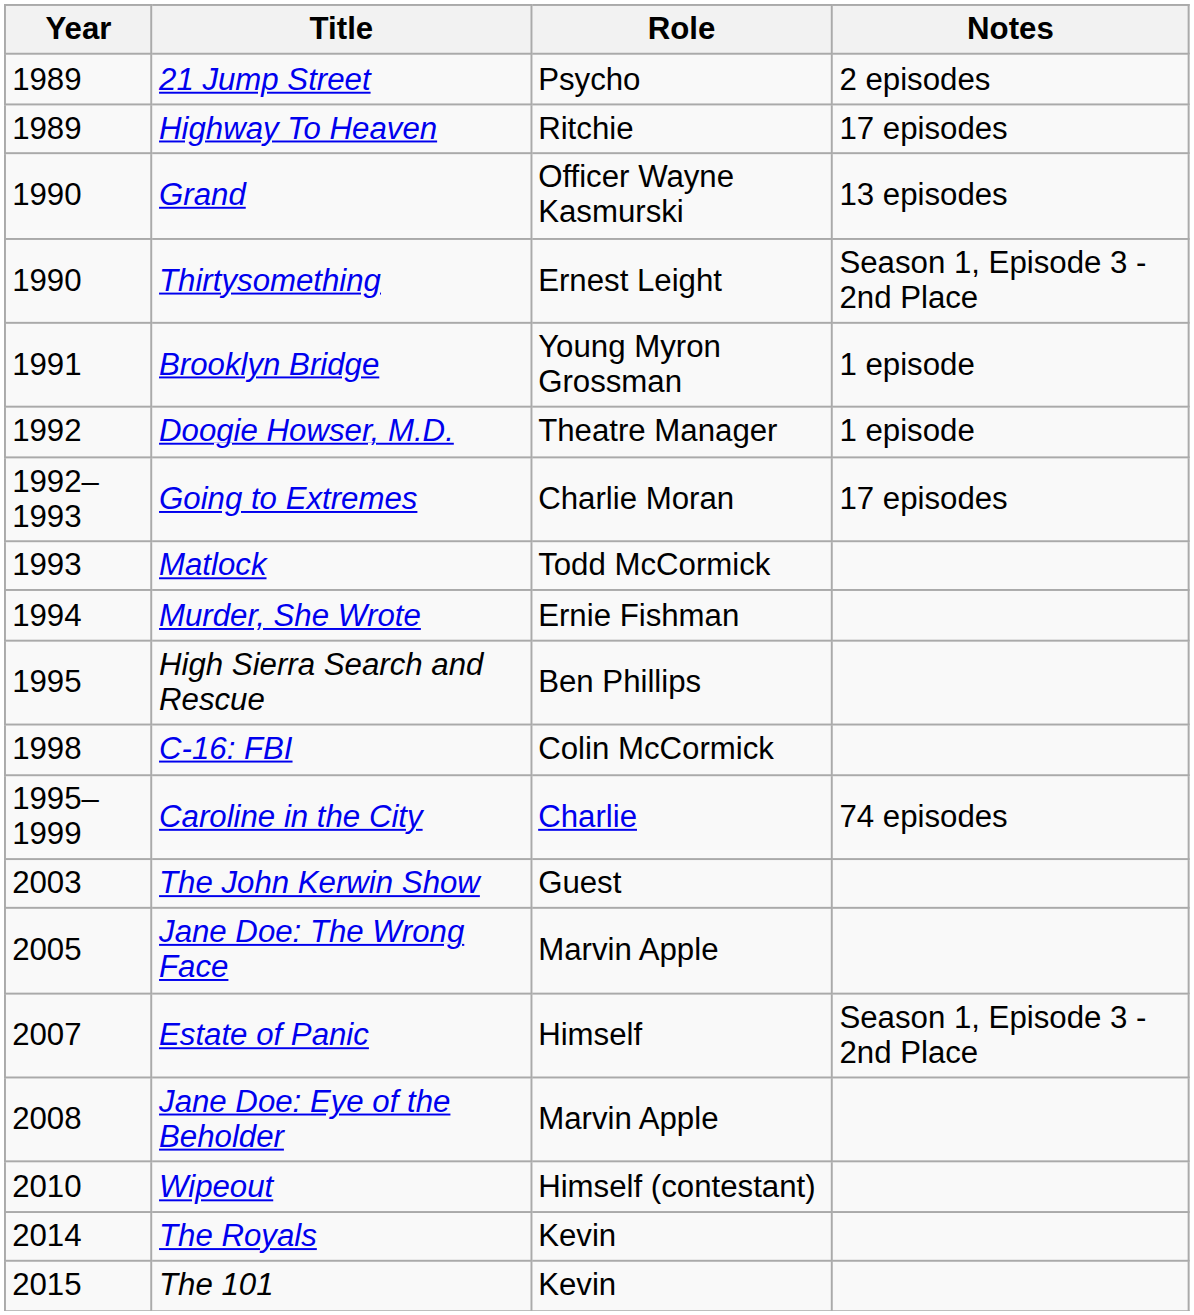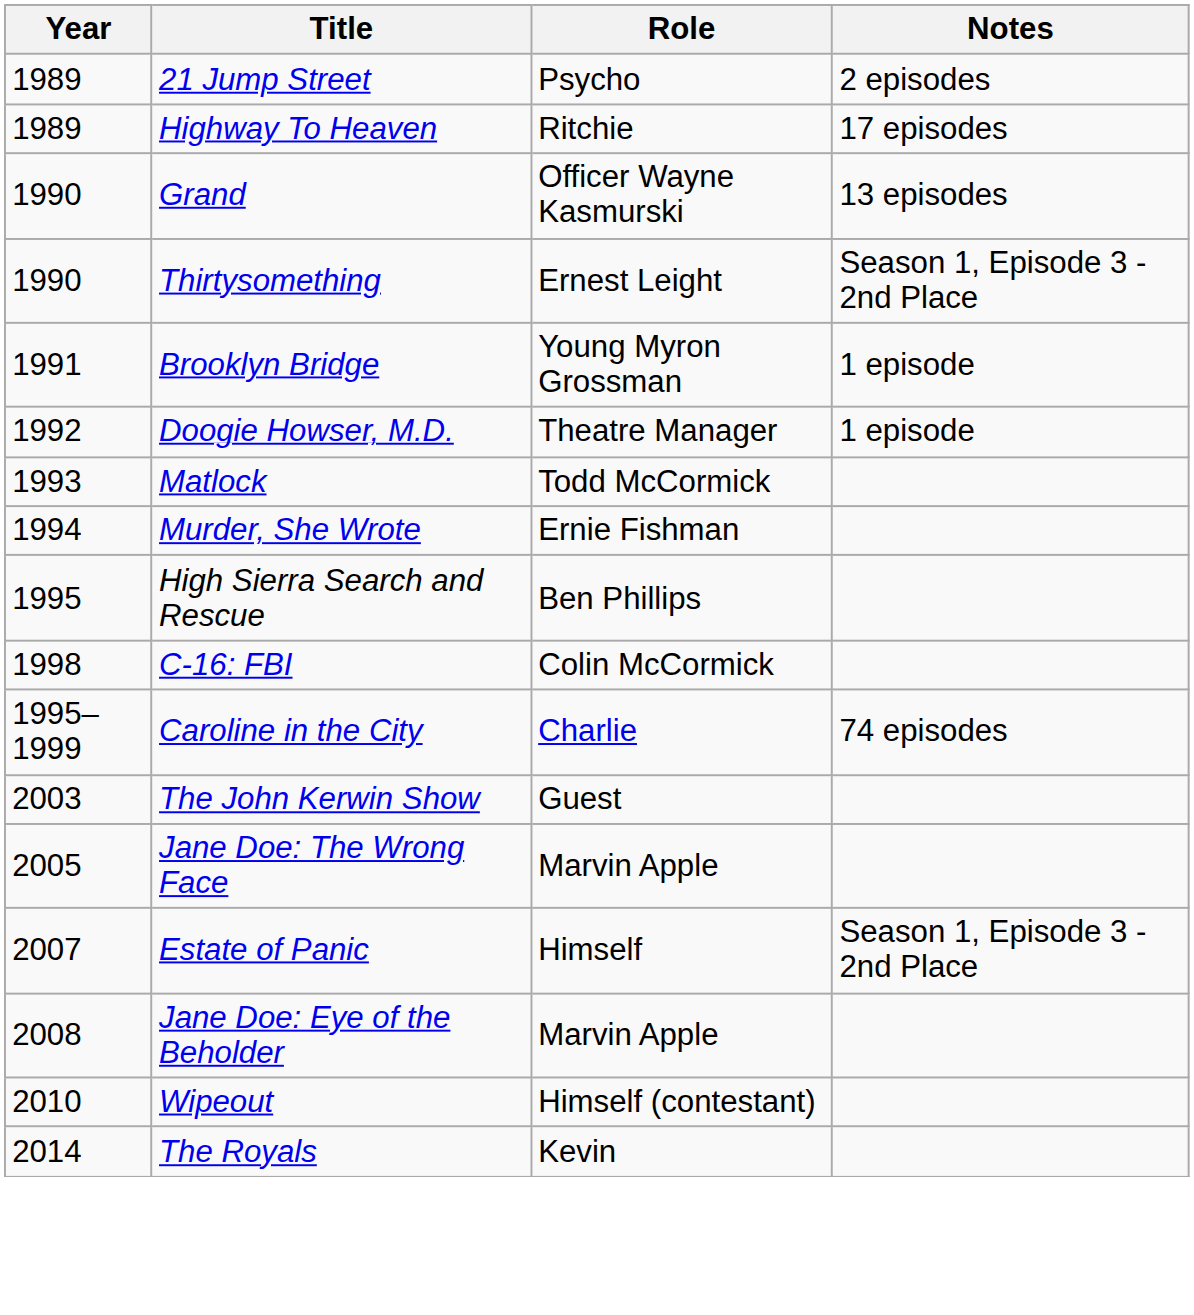- row: (288, 498)
- row: (216, 1285)
